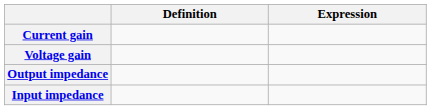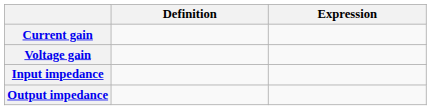rows swapped: (58, 94) <-> (58, 74)
